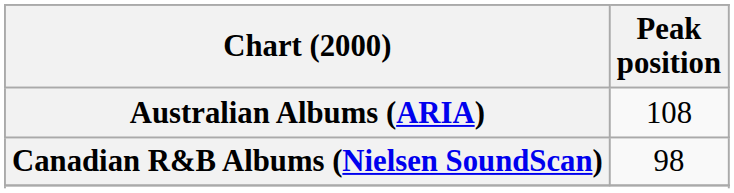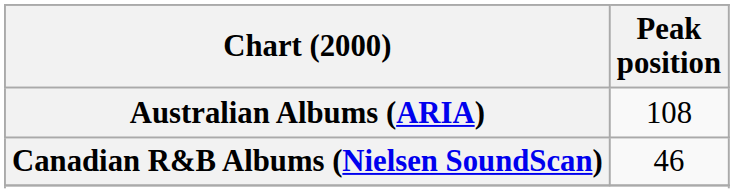(669, 160) 98 -> (669, 160) 46
